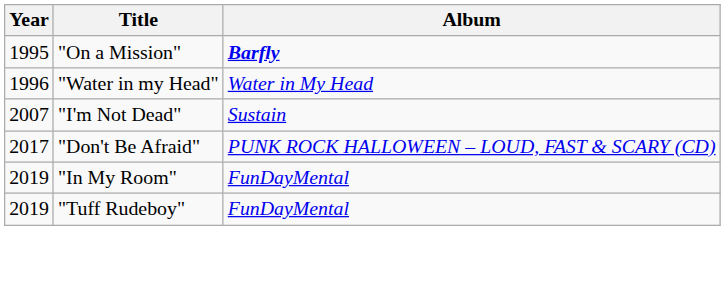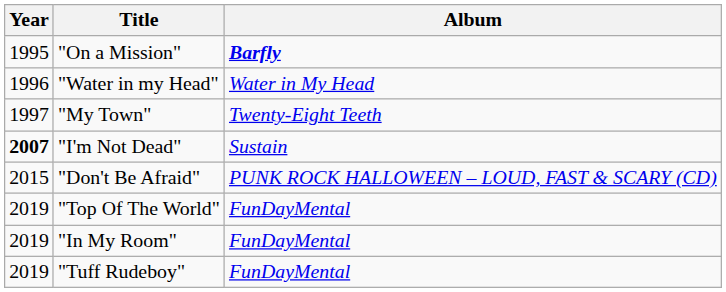+ row: (105, 114)
(29, 114) normal -> (29, 146) bold
(29, 146) 2017 -> (29, 177) 2015
+ row: (139, 209)
